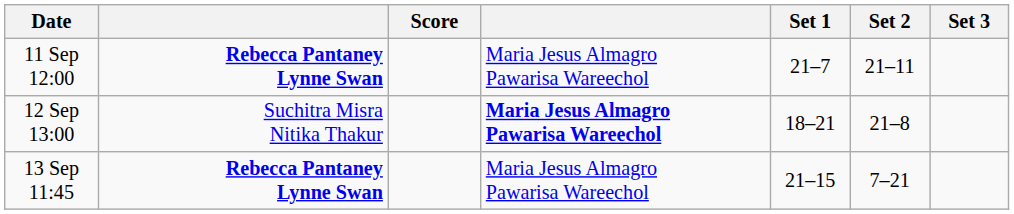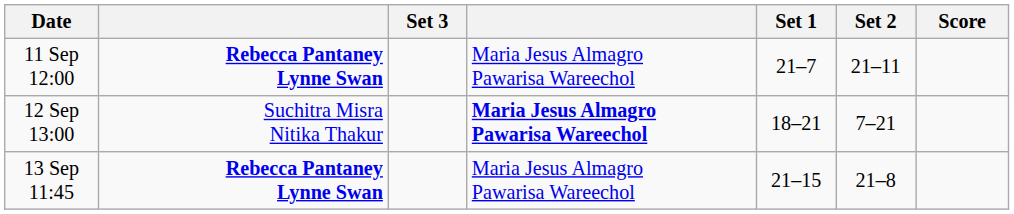columns swapped: (434, 21) <-> (969, 21)
(890, 123) 21–8 -> (876, 123) 7–21
(890, 180) 7–21 -> (876, 180) 21–8
